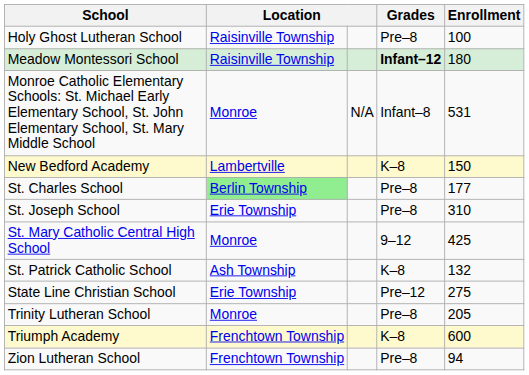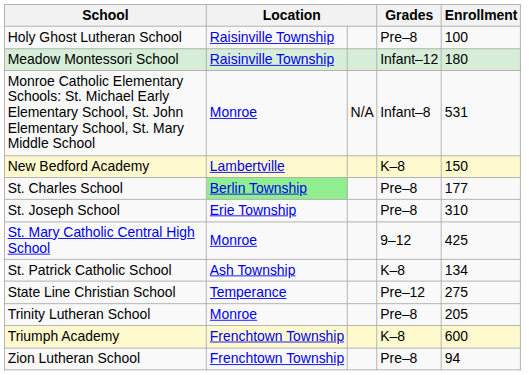(411, 59) bold -> (409, 59) normal
(459, 270) 132 -> (456, 270) 134
(253, 292) Erie Township -> (248, 292) Temperance
